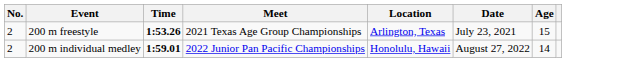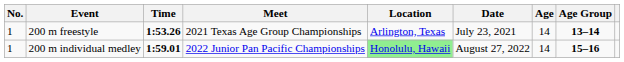+ column: (585, 13)
(10, 31) 2 -> (10, 31) 1
(544, 31) 15 -> (544, 31) 14
(10, 48) 2 -> (10, 48) 1
(410, 48) no background -> (410, 48) lightgreen background
